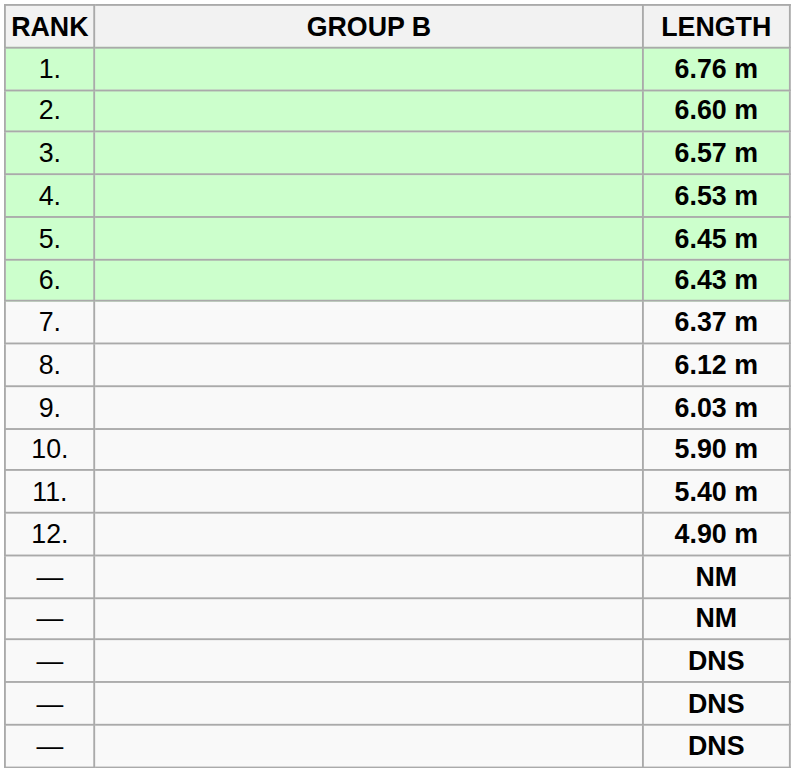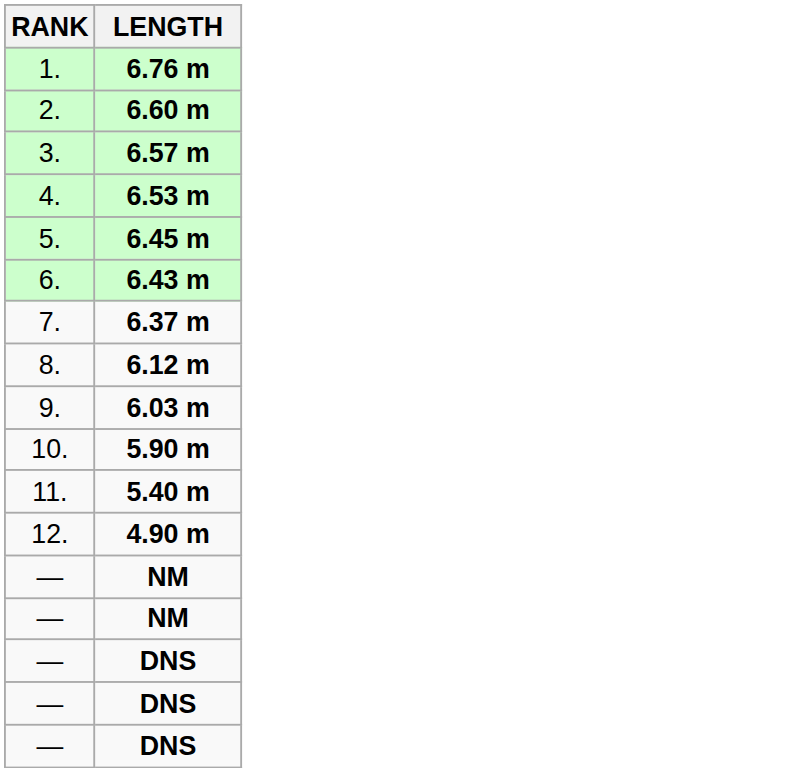- column: (369, 26)
